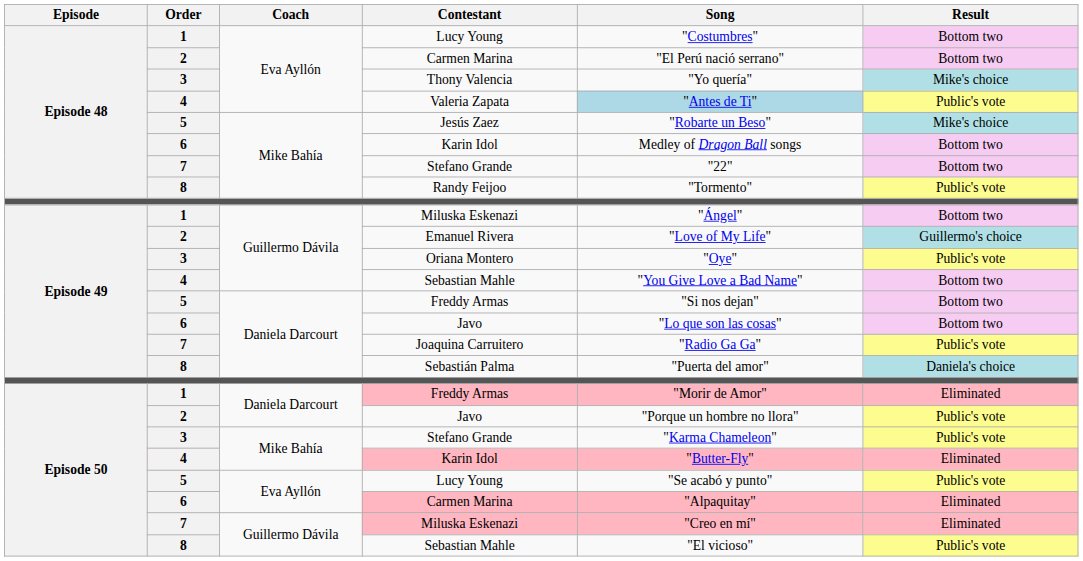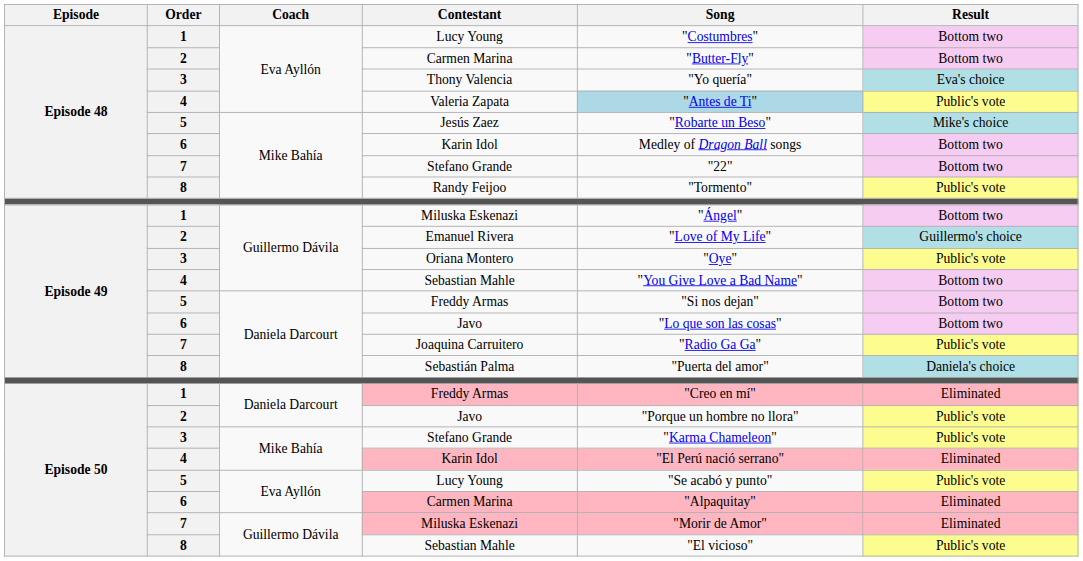(720, 58) "El Perú nació serrano" -> (720, 58) "Butter-Fly"
(971, 79) Mike's choice -> (971, 79) Eva's choice
(720, 394) "Morir de Amor" -> (720, 394) "Creo en mí"
(720, 459) "Butter-Fly" -> (720, 459) "El Perú nació serrano"
(720, 523) "Creo en mí" -> (720, 523) "Morir de Amor"
